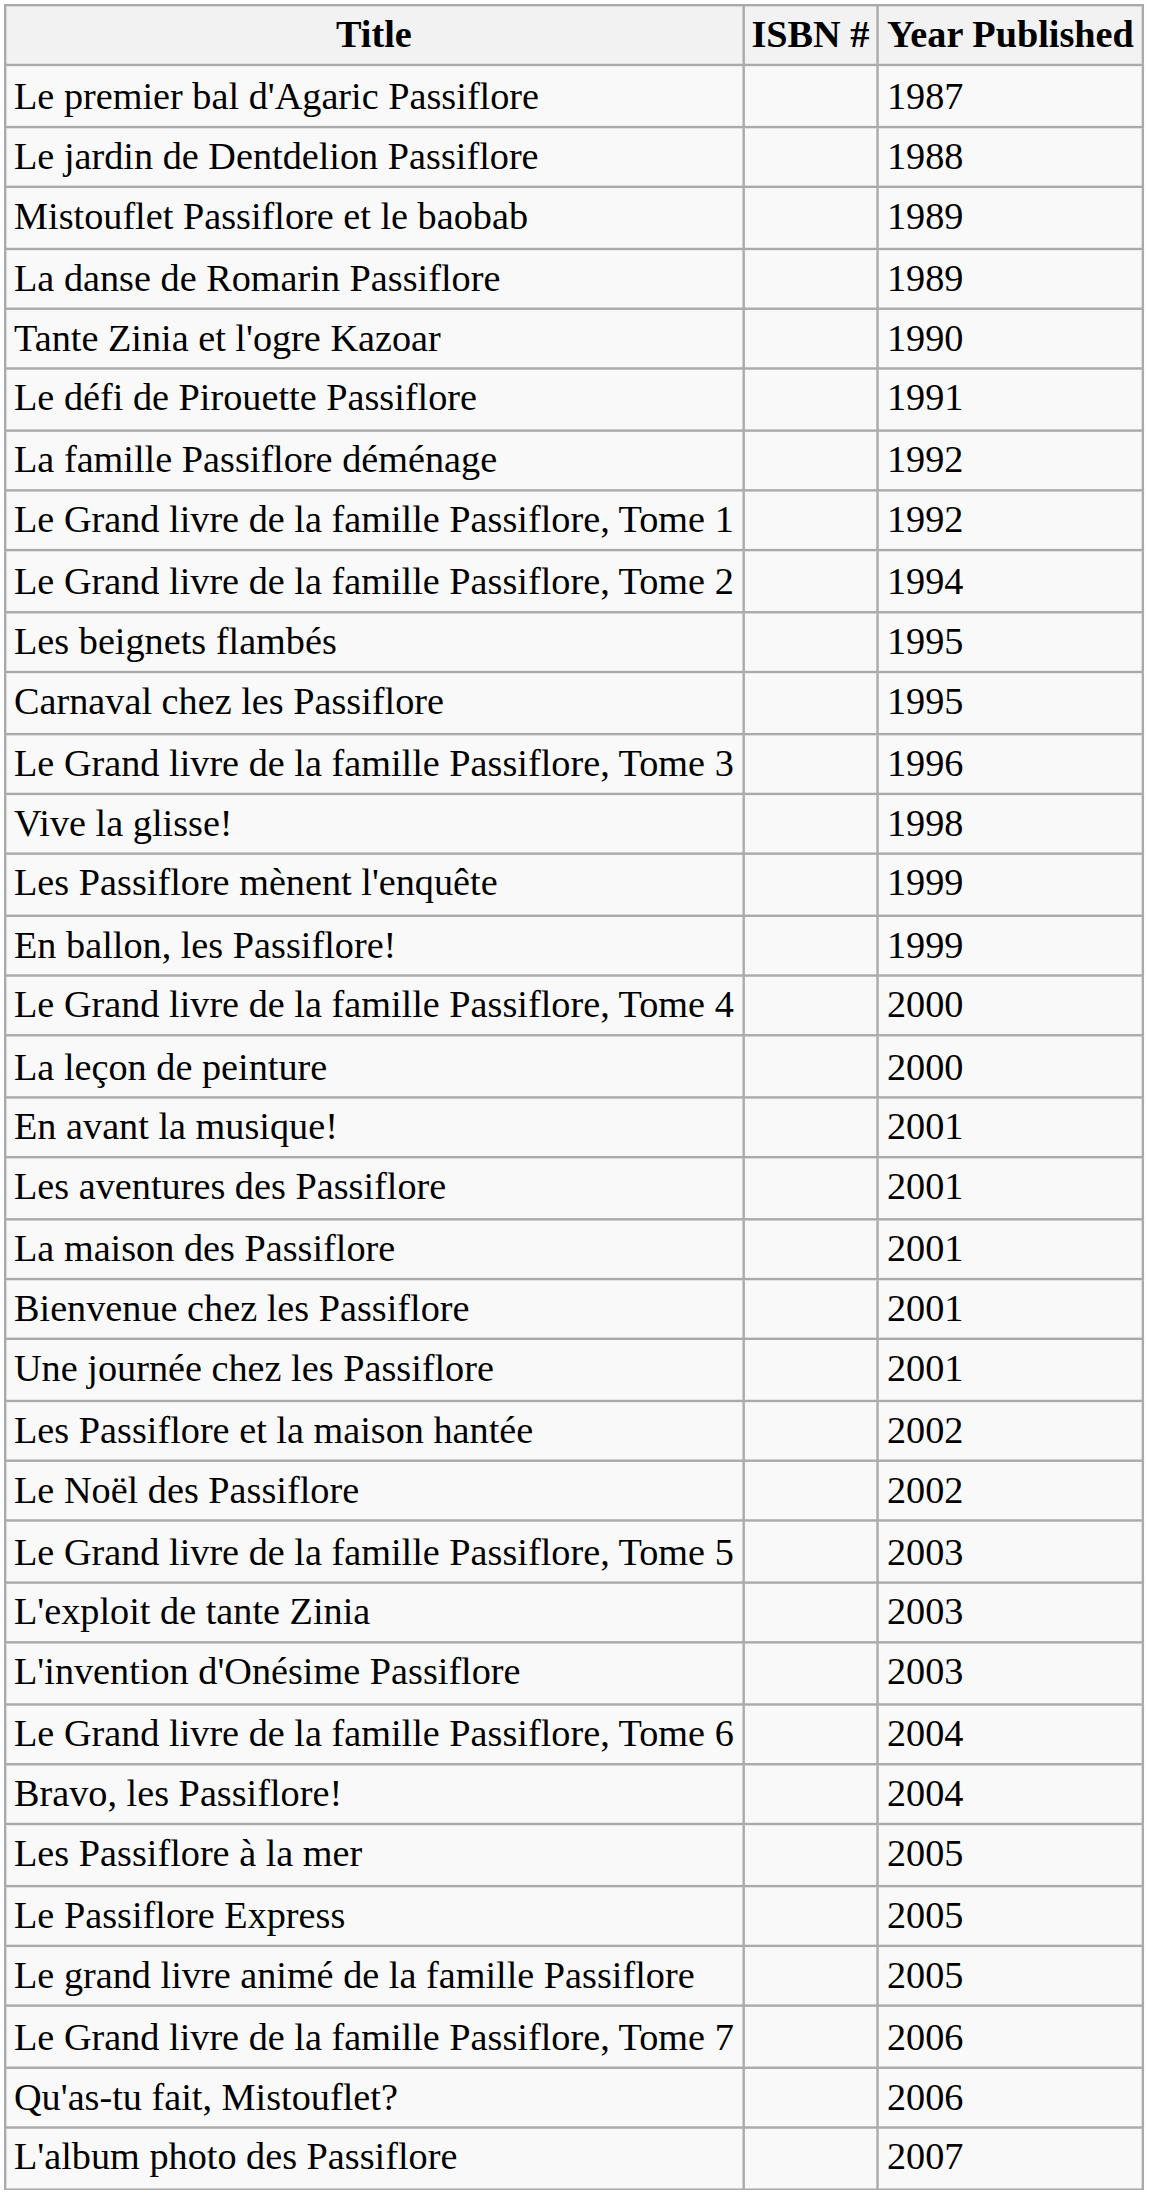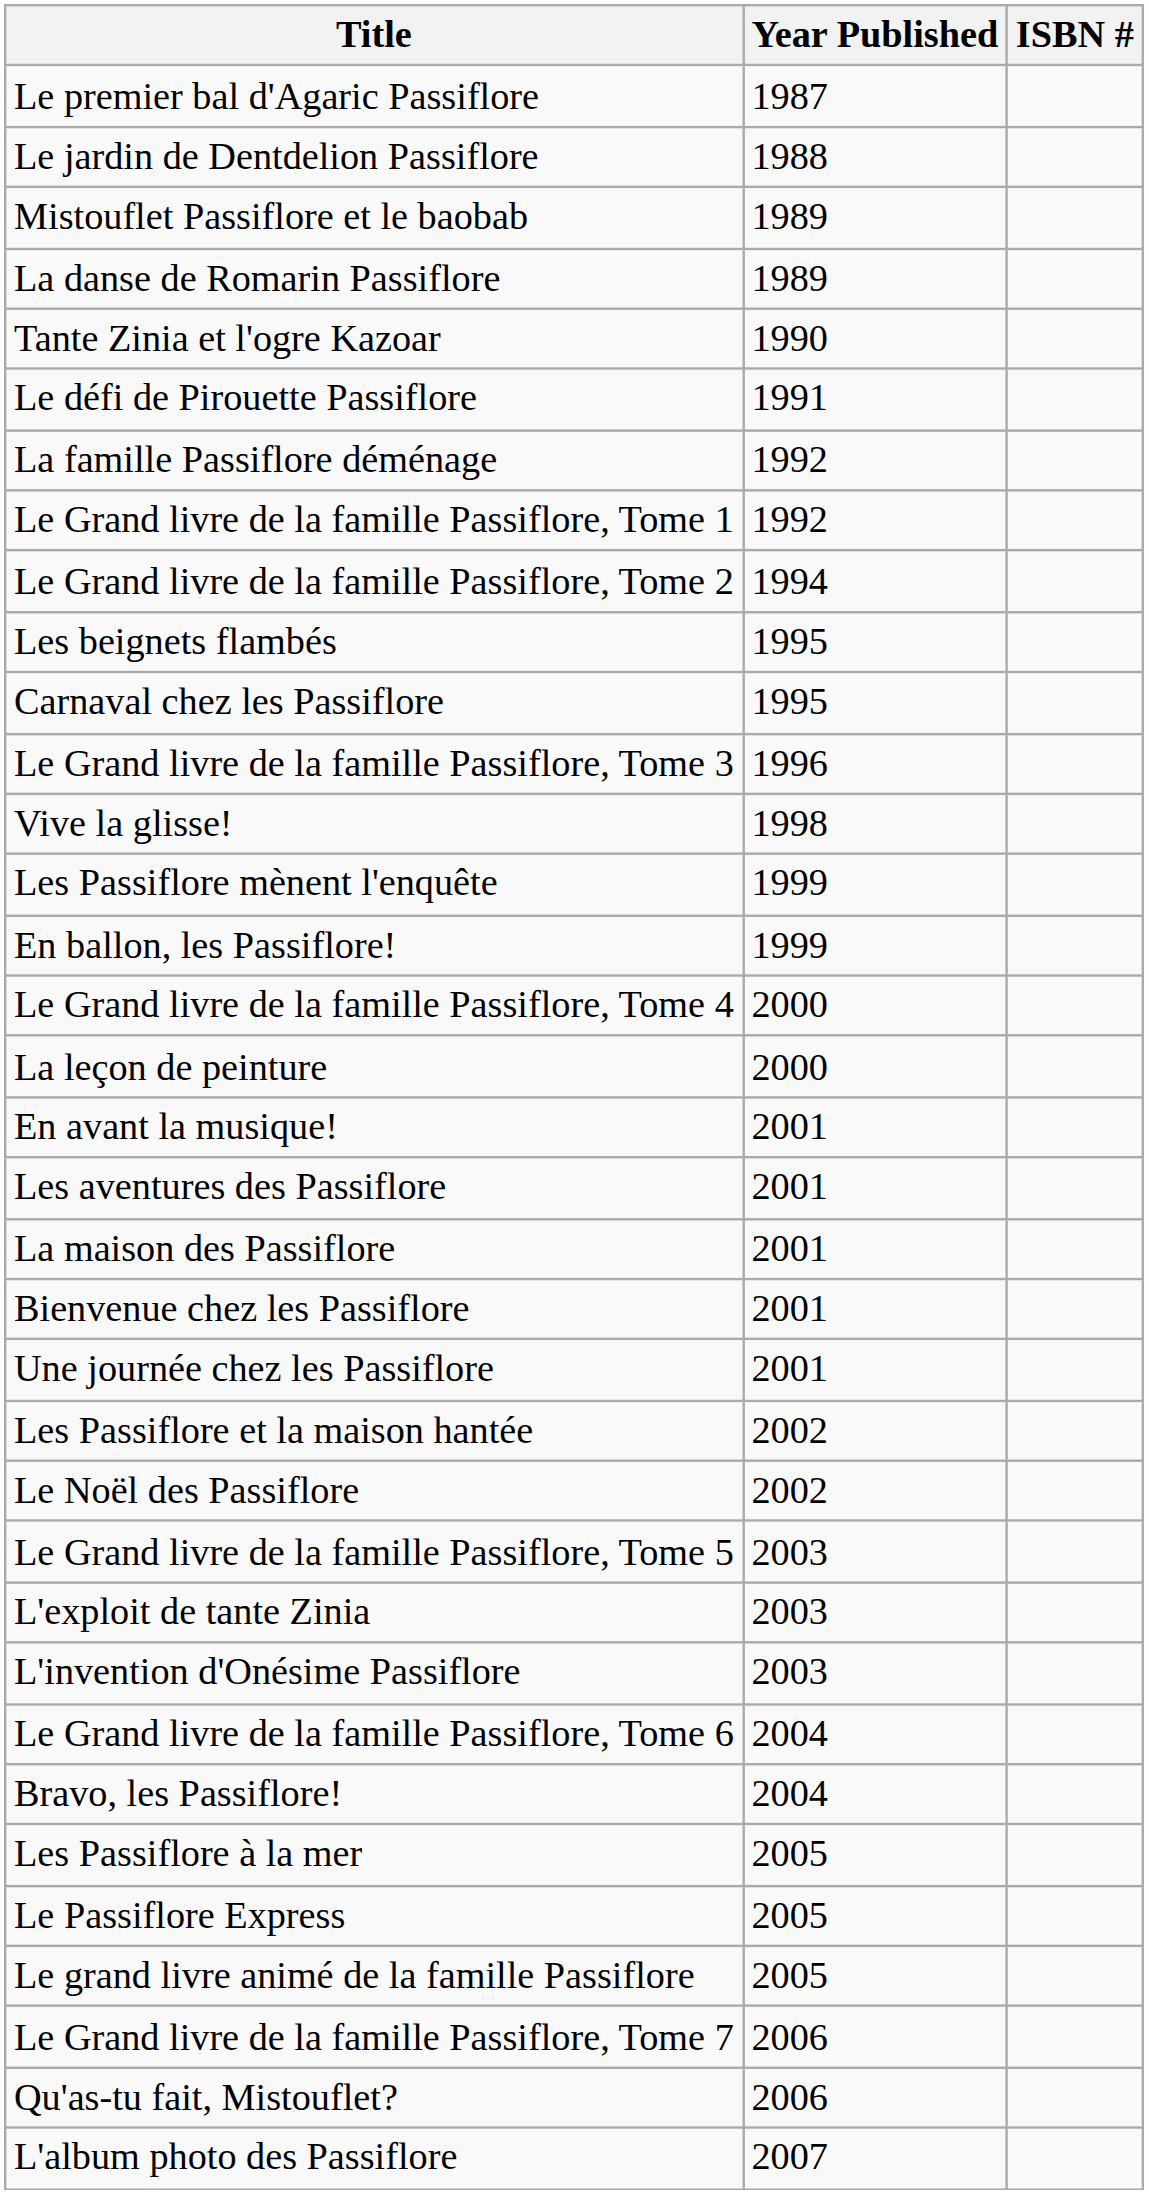columns swapped: (1010, 34) <-> (810, 34)
